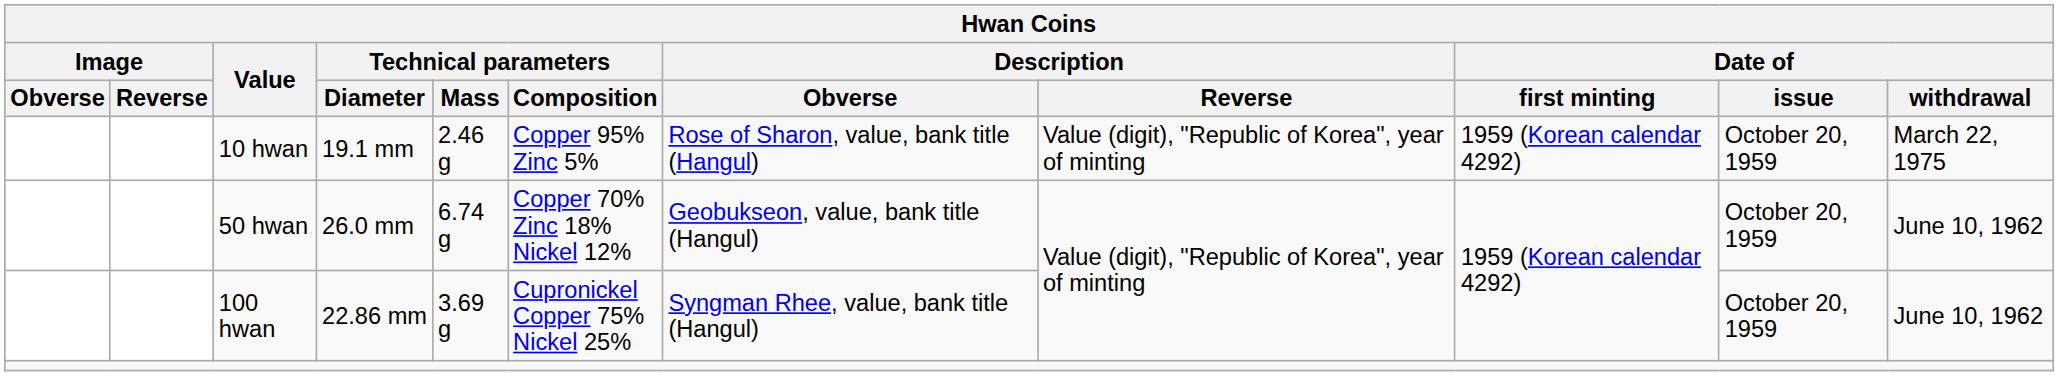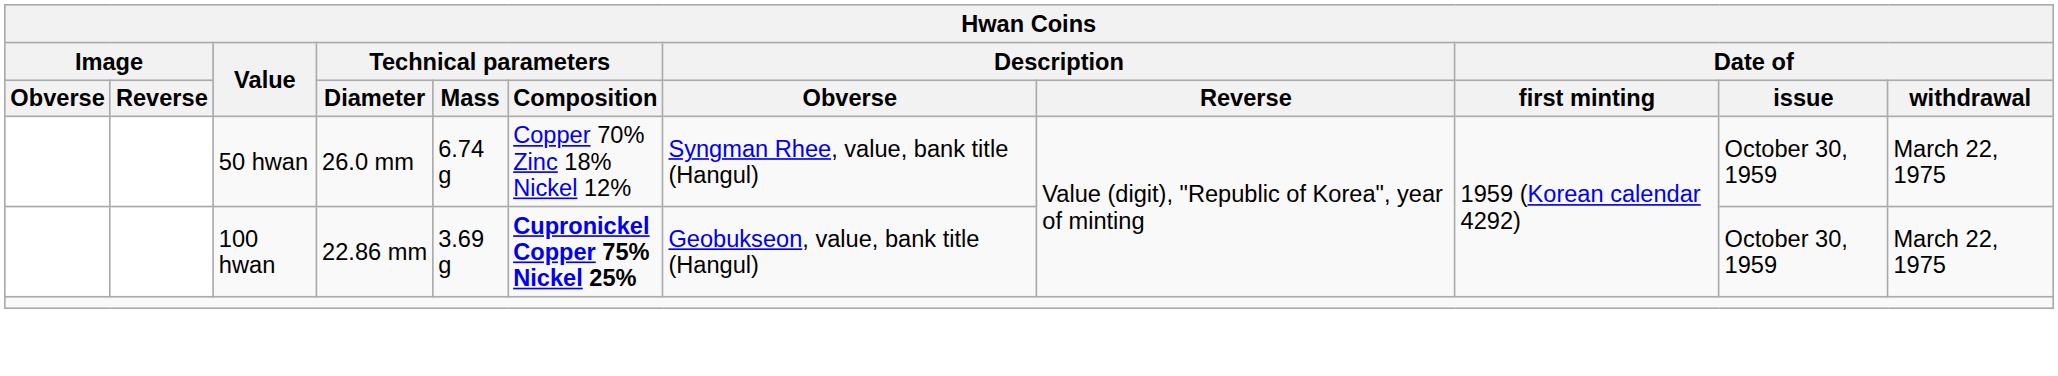- row: (263, 149)
(824, 226) Geobukseon, value, bank title (Hangul) -> (838, 162) Syngman Rhee, value, bank title (Hangul)
(1786, 226) October 20, 1959 -> (1786, 162) October 30, 1959
(1968, 226) June 10, 1962 -> (1946, 162) March 22, 1975
(579, 315) normal -> (581, 252) bold
(838, 315) Syngman Rhee, value, bank title (Hangul) -> (824, 252) Geobukseon, value, bank title (Hangul)
(1786, 315) October 20, 1959 -> (1786, 252) October 30, 1959
(1968, 315) June 10, 1962 -> (1946, 252) March 22, 1975
